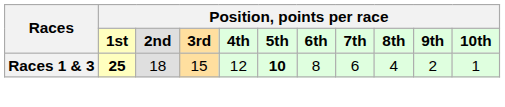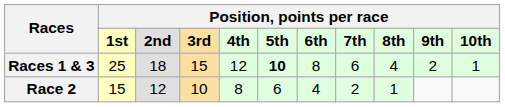(117, 65) bold -> (117, 65) normal
+ row: (51, 89)
